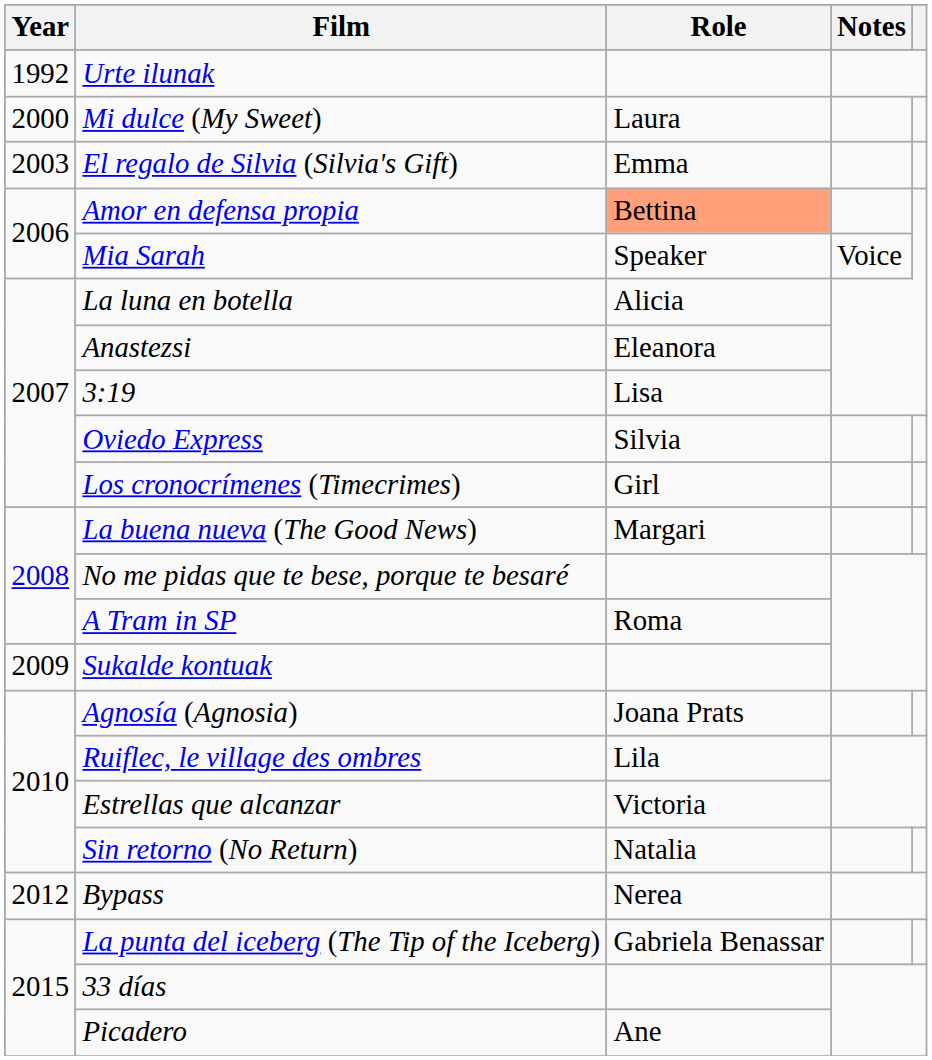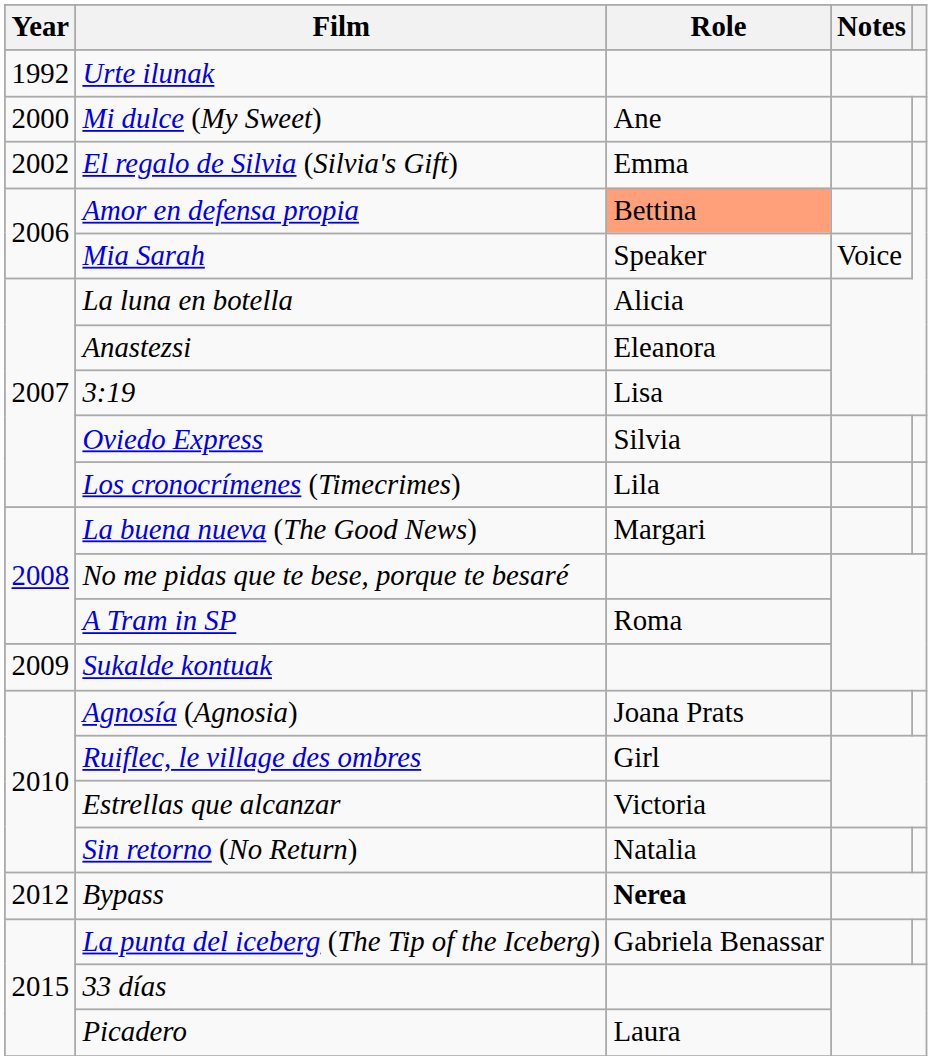(647, 118) Laura -> (637, 118) Ane
(40, 164) 2003 -> (40, 164) 2002
(637, 484) Girl -> (637, 484) Lila
(637, 758) Lila -> (637, 758) Girl
(648, 895) normal -> (650, 895) bold
(637, 1032) Ane -> (647, 1032) Laura
